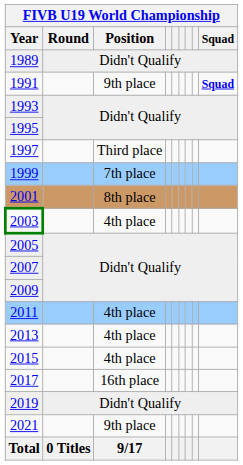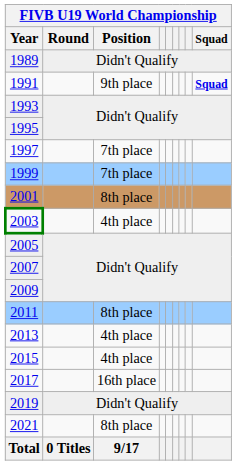(130, 151) Third place -> (127, 151) 7th place
(130, 312) 4th place -> (127, 312) 8th place
(130, 425) 9th place -> (127, 425) 8th place
